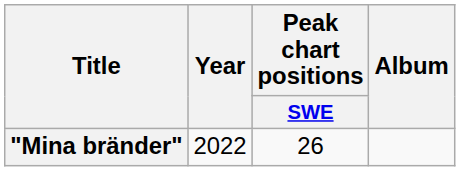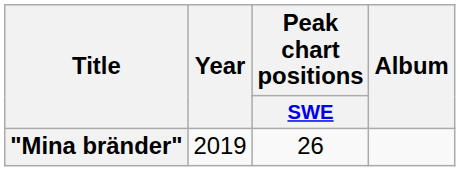(220, 146) 2022 -> (220, 146) 2019
